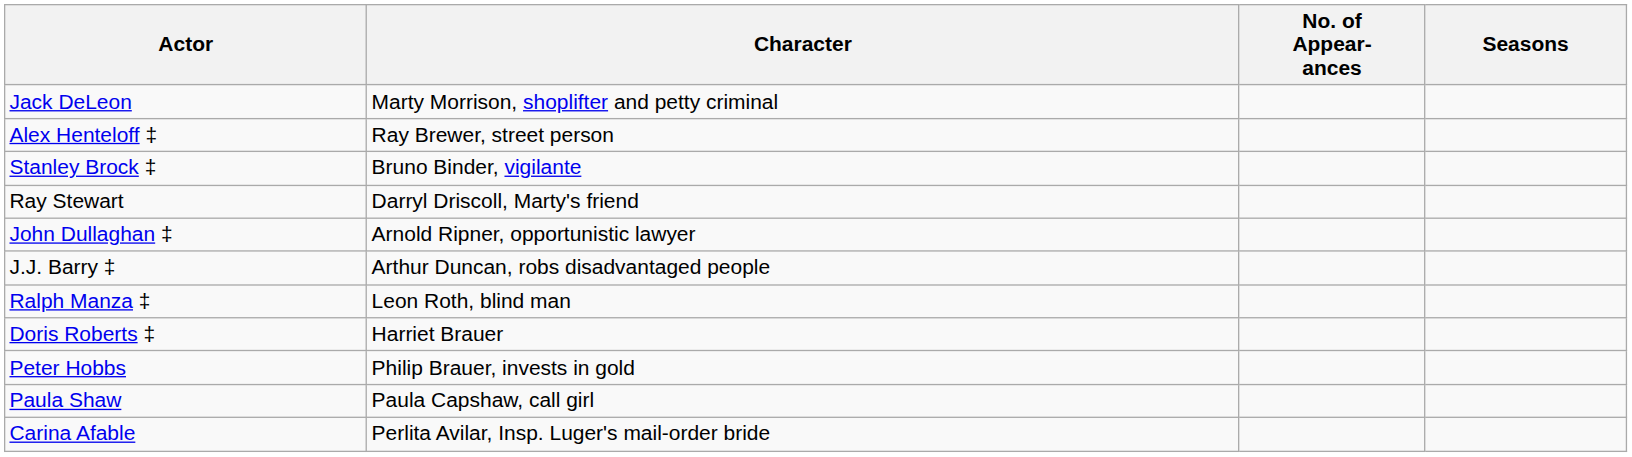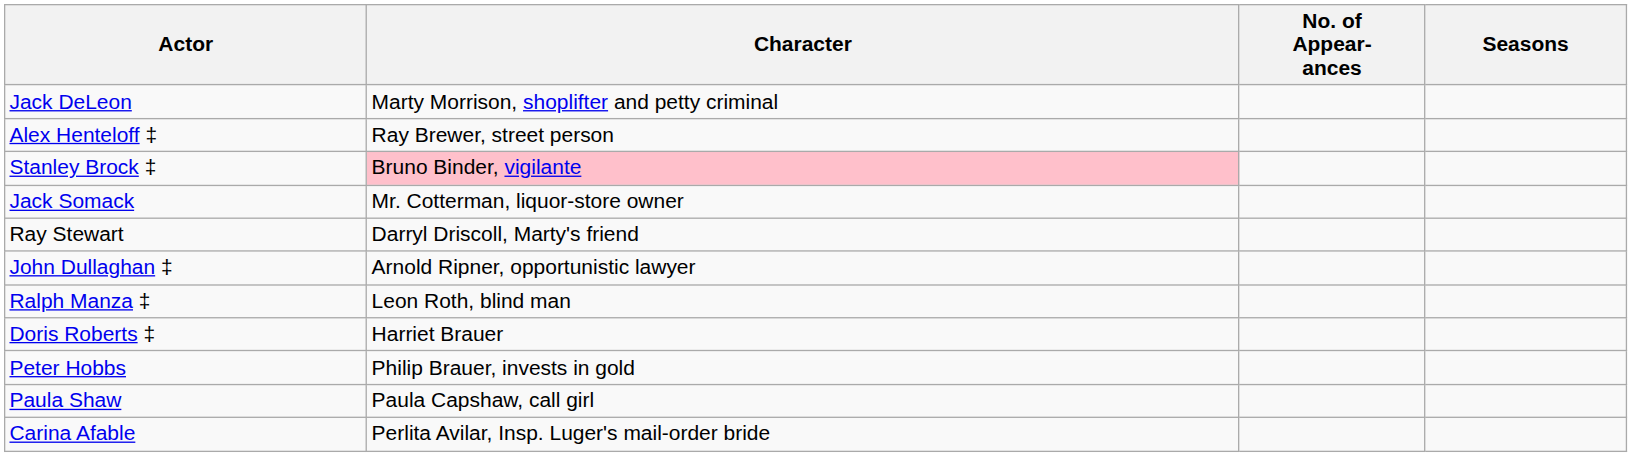(476, 168) no background -> (476, 168) pink background
+ row: (72, 201)
- row: (62, 267)
